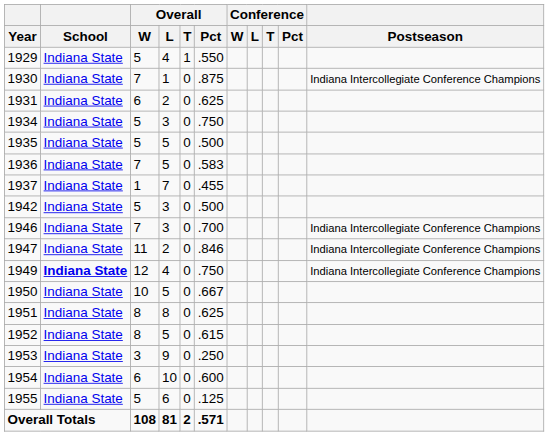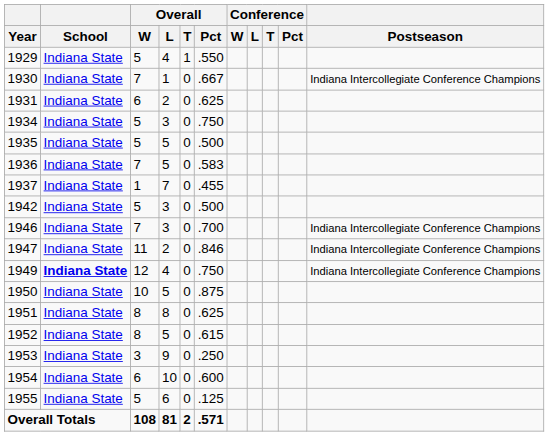(211, 79) .875 -> (211, 79) .667
(211, 292) .667 -> (211, 292) .875
